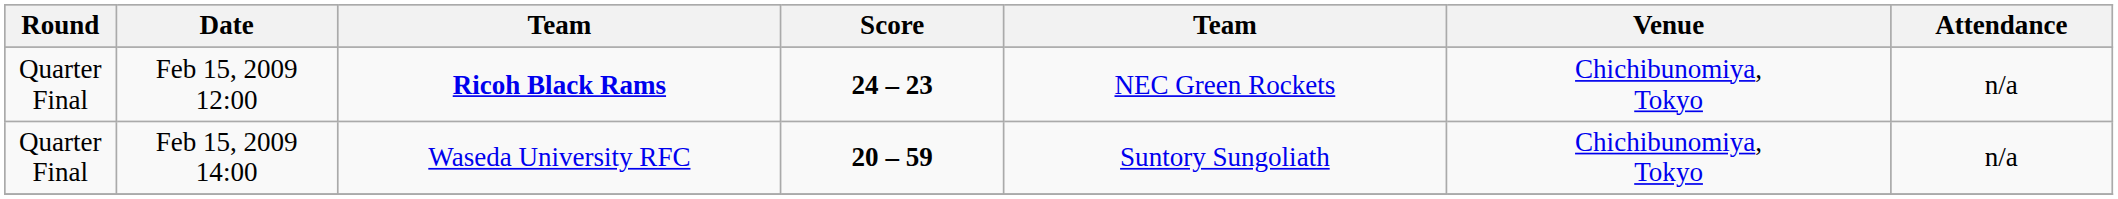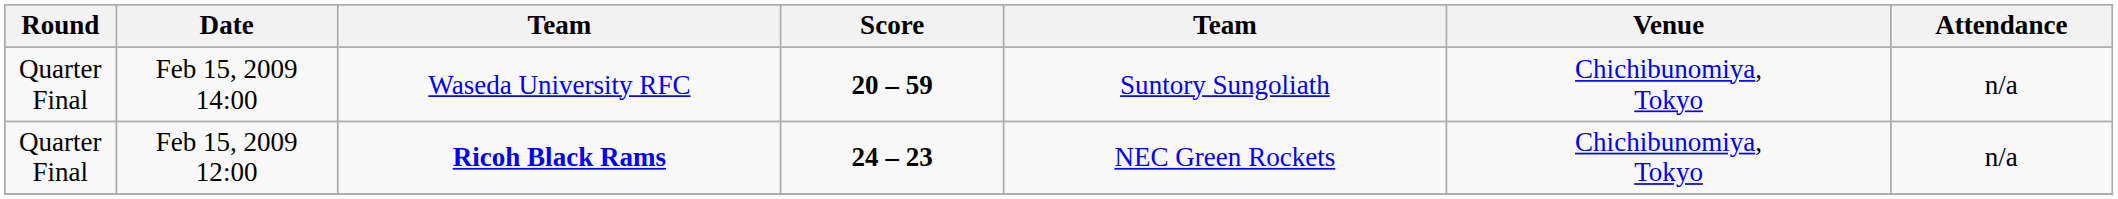rows swapped: (227, 84) <-> (227, 157)
